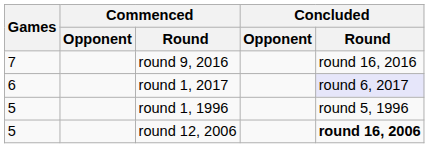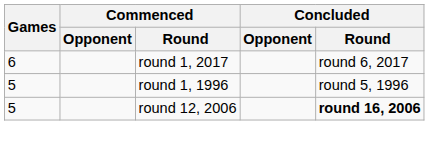- row: (183, 62)
(364, 85) lavender background -> (364, 62) no background
